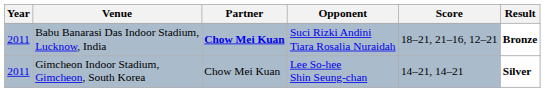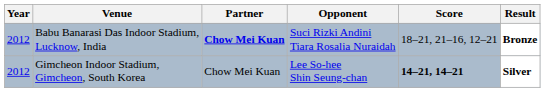(18, 39) 2011 -> (18, 39) 2012
(18, 71) 2011 -> (18, 71) 2012
(432, 71) normal -> (432, 71) bold
